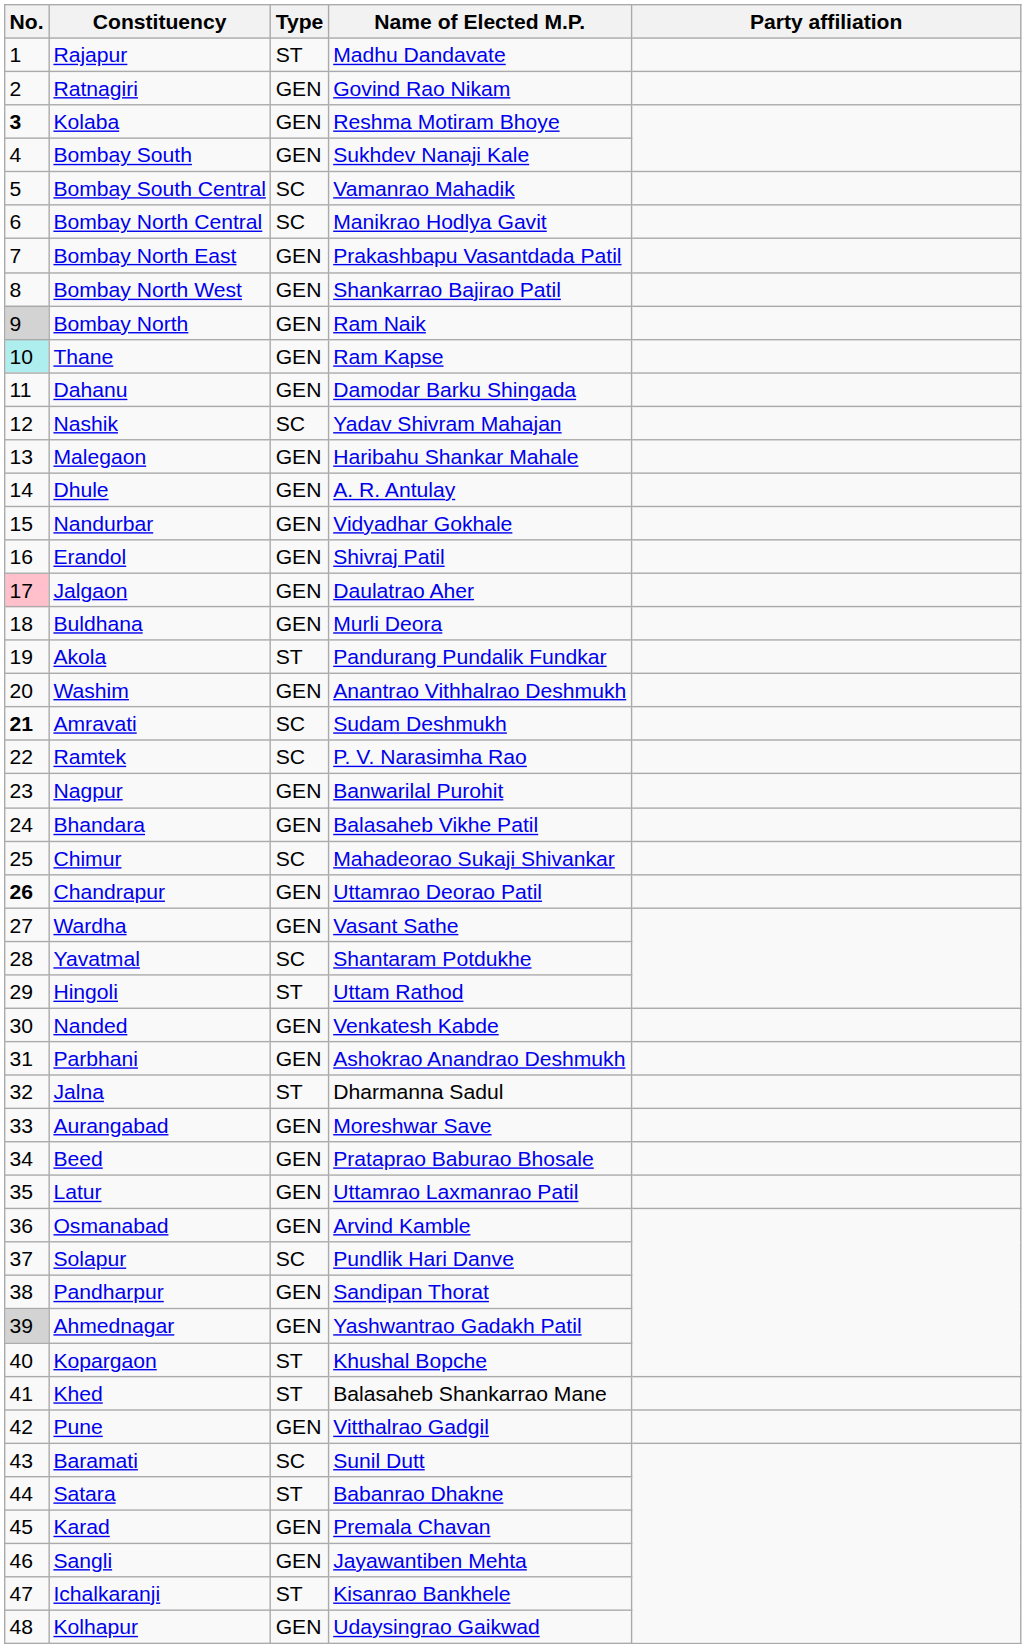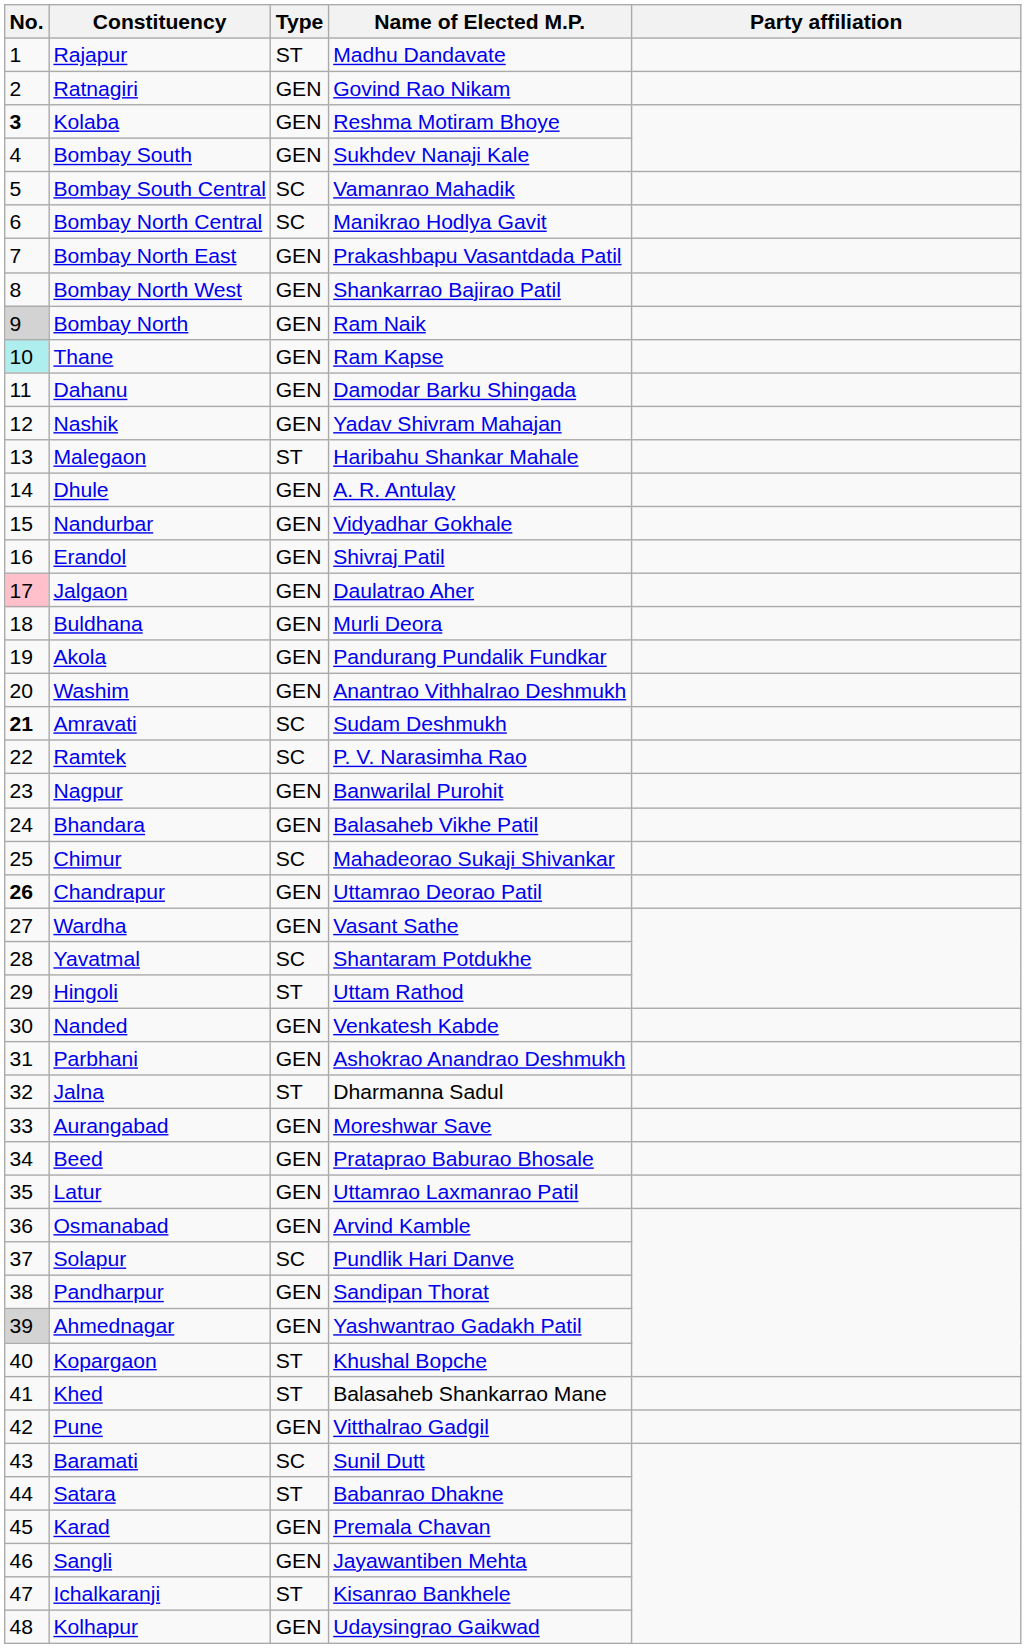(290, 423) SC -> (299, 423) GEN
(299, 456) GEN -> (289, 456) ST
(289, 657) ST -> (299, 657) GEN
